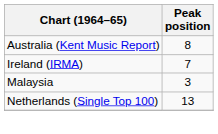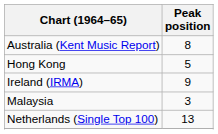+ row: (36, 63)
(188, 63) 7 -> (188, 82) 9
